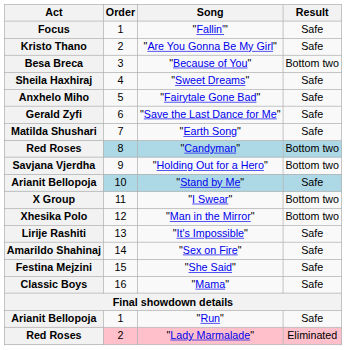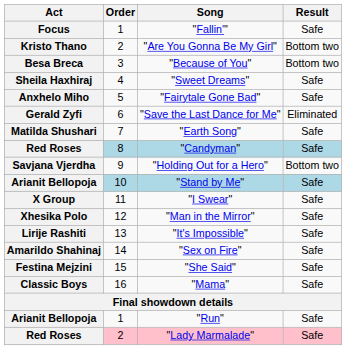(312, 47) Safe -> (312, 47) Bottom two
(312, 115) Safe -> (312, 115) Eliminated
(312, 149) Bottom two -> (312, 149) Safe
(312, 200) Bottom two -> (312, 200) Safe
(312, 217) Bottom two -> (312, 217) Safe
(312, 336) Eliminated -> (312, 336) Safe
